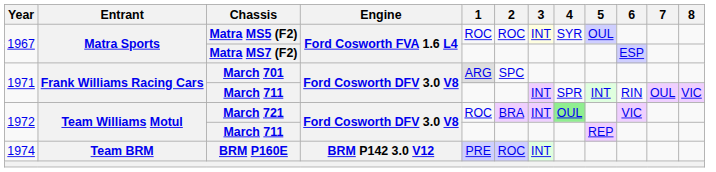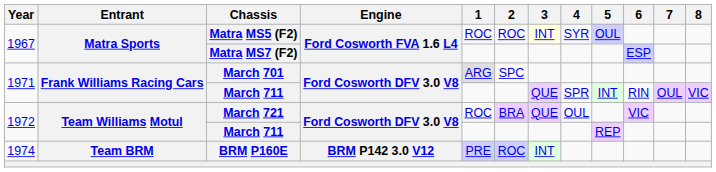(541, 93) INT -> (544, 93) QUE
(541, 112) INT -> (544, 112) QUE
(570, 112) lightgreen background -> (576, 112) no background
